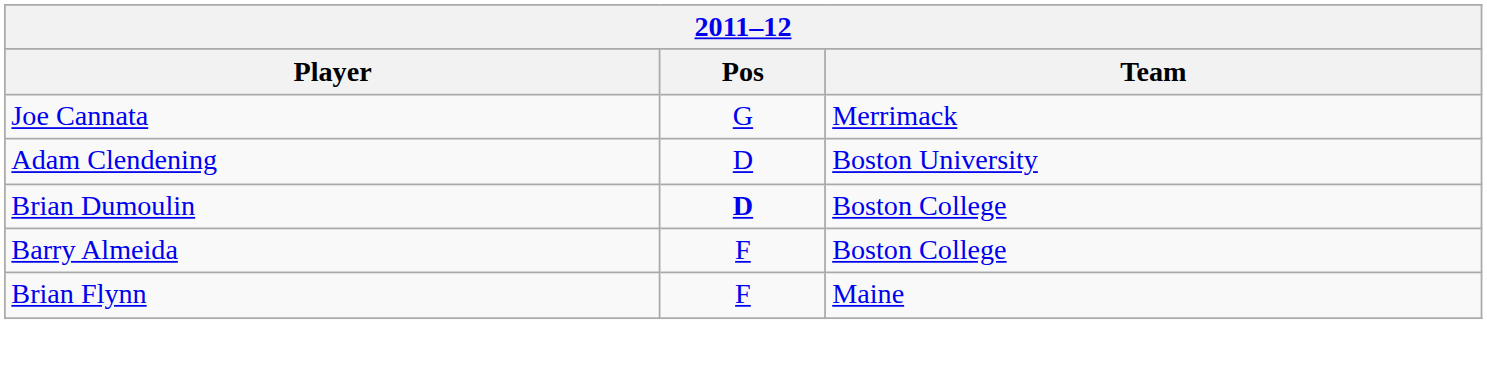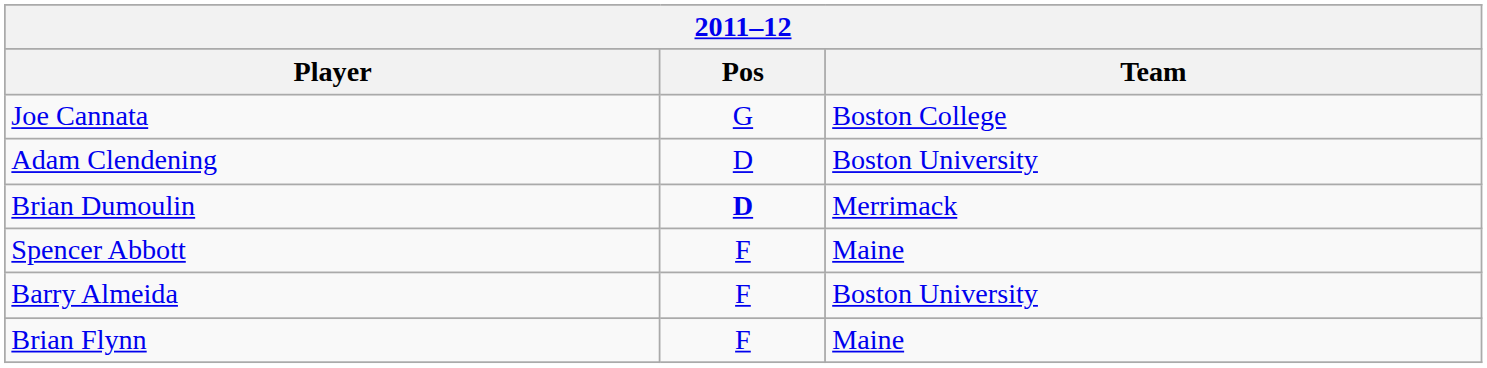(895, 116) Merrimack -> (919, 116) Boston College
(919, 205) Boston College -> (895, 205) Merrimack
+ row: (99, 250)
(919, 250) Boston College -> (935, 294) Boston University
